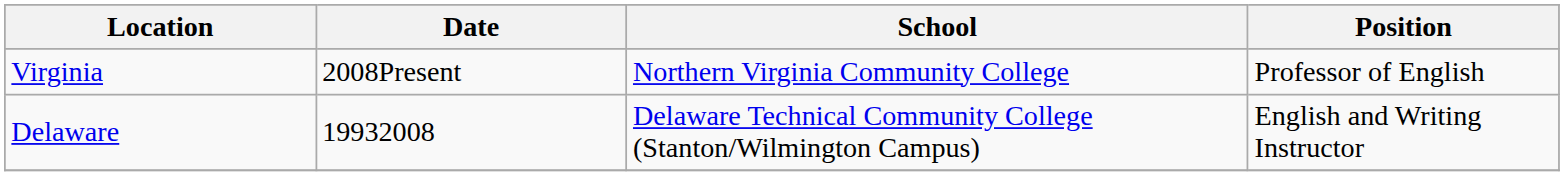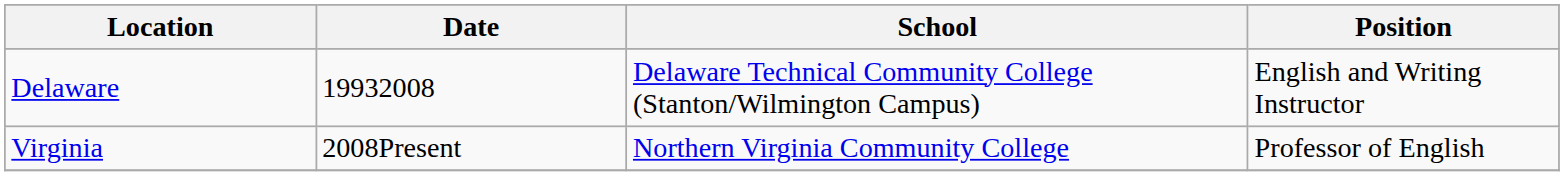rows swapped: (65, 131) <-> (57, 71)
